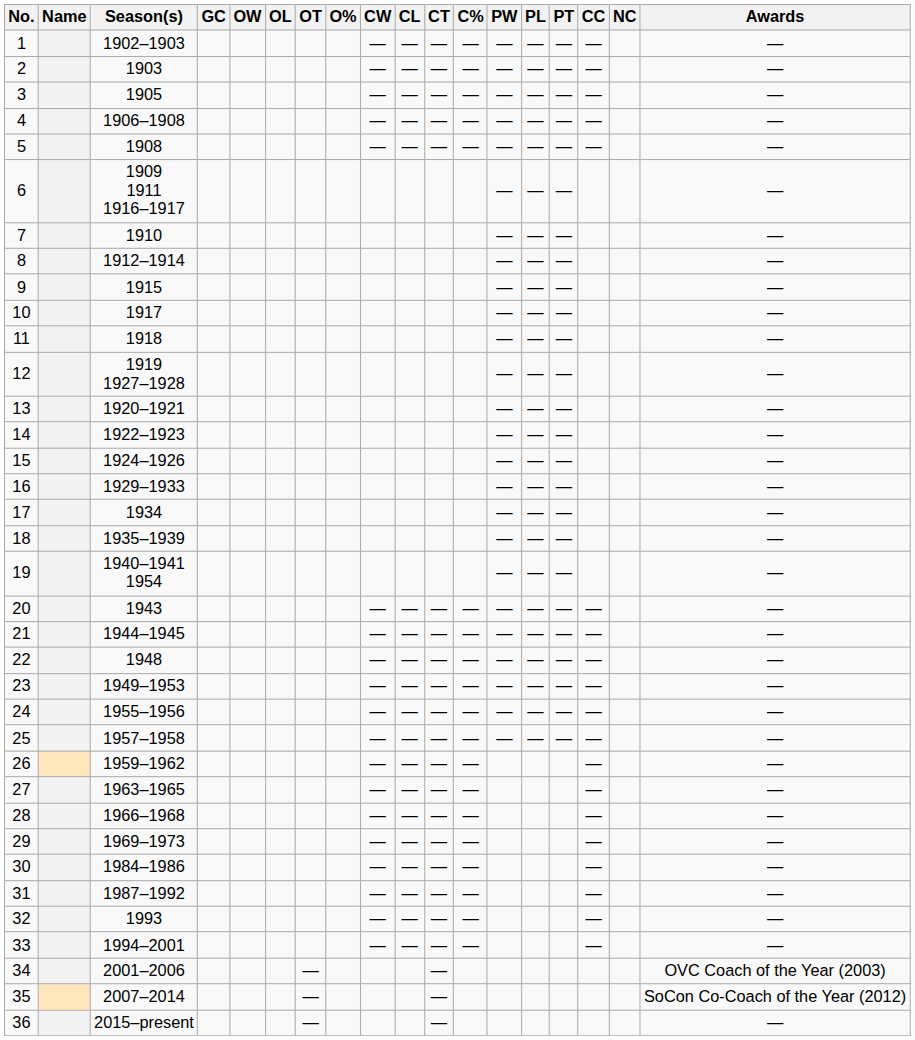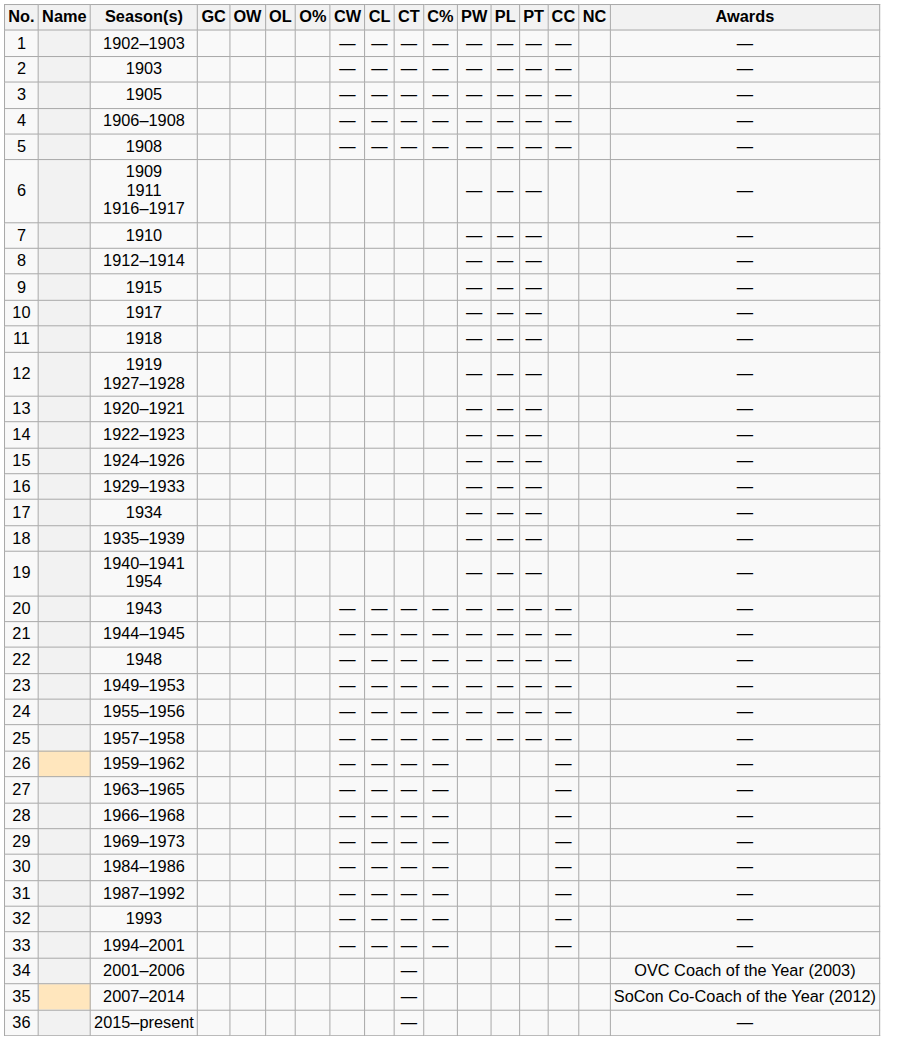- column: (311, 17)
